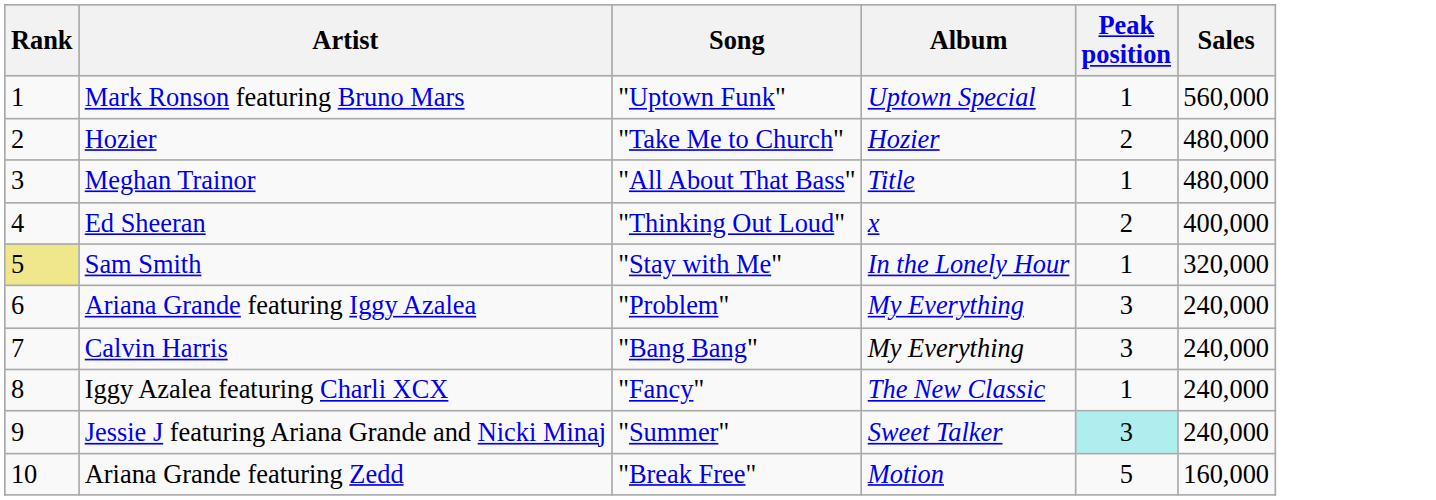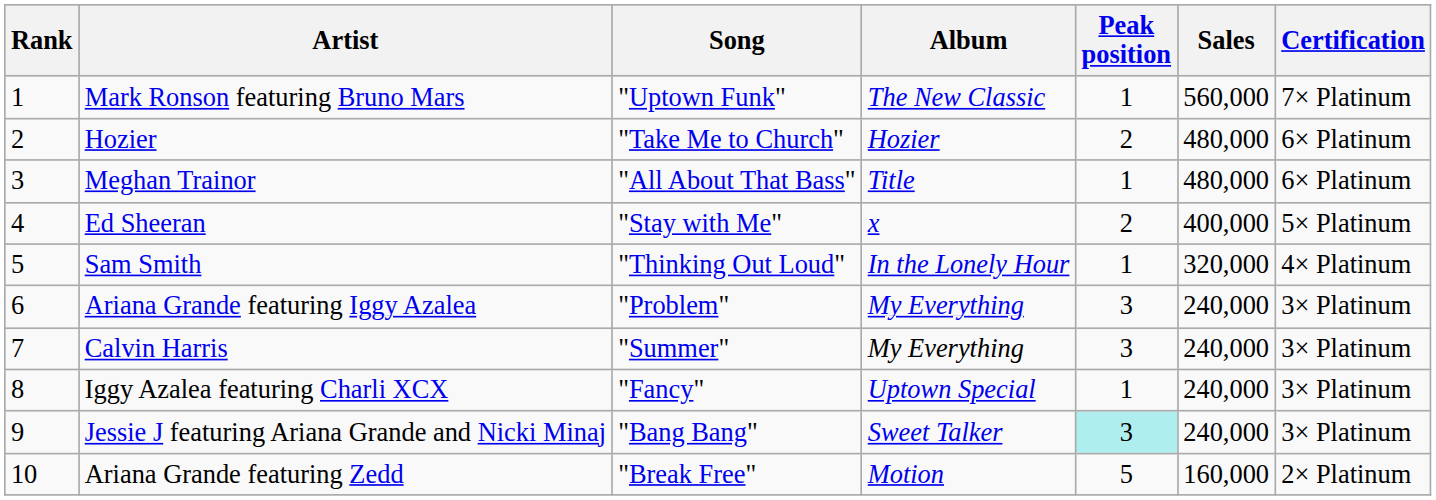+ column: (1353, 40)
(952, 97) Uptown Special -> (956, 97) The New Classic
(732, 222) "Thinking Out Loud" -> (700, 222) "Stay with Me"
(18, 264) khaki background -> (18, 264) no background
(700, 264) "Stay with Me" -> (732, 264) "Thinking Out Loud"
(688, 348) "Bang Bang" -> (674, 348) "Summer"
(956, 390) The New Classic -> (952, 390) Uptown Special
(674, 431) "Summer" -> (688, 431) "Bang Bang"
